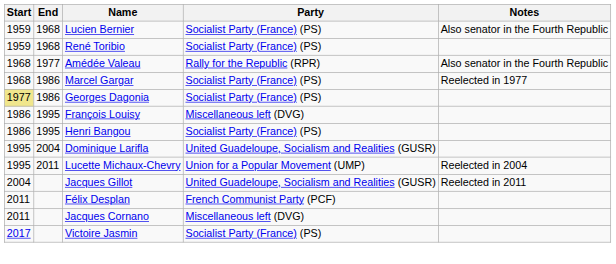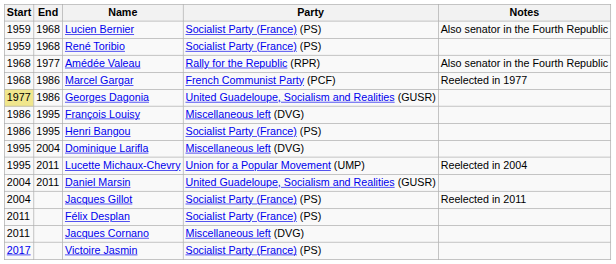(253, 81) Socialist Party (France) (PS) -> (261, 81) French Communist Party (PCF)
(253, 98) Socialist Party (France) (PS) -> (311, 98) United Guadeloupe, Socialism and Realities (GUSR)
(311, 149) United Guadeloupe, Socialism and Realities (GUSR) -> (245, 149) Miscellaneous left (DVG)
+ row: (98, 183)
(311, 183) United Guadeloupe, Socialism and Realities (GUSR) -> (253, 200) Socialist Party (France) (PS)
(261, 200) French Communist Party (PCF) -> (253, 217) Socialist Party (France) (PS)
